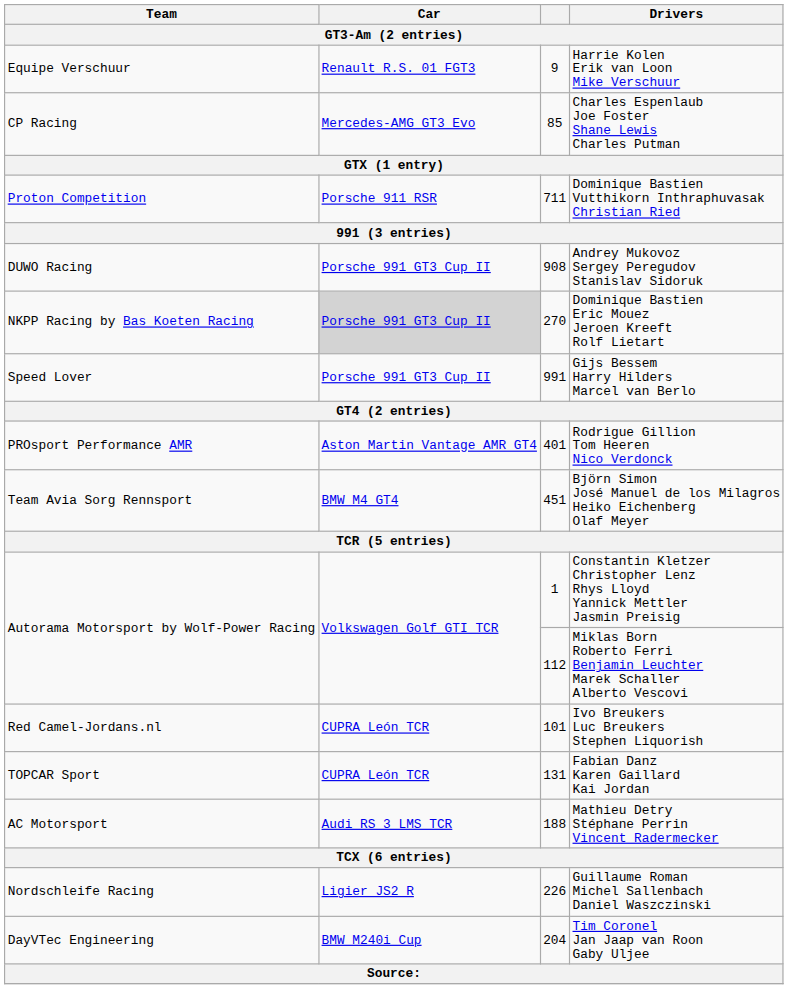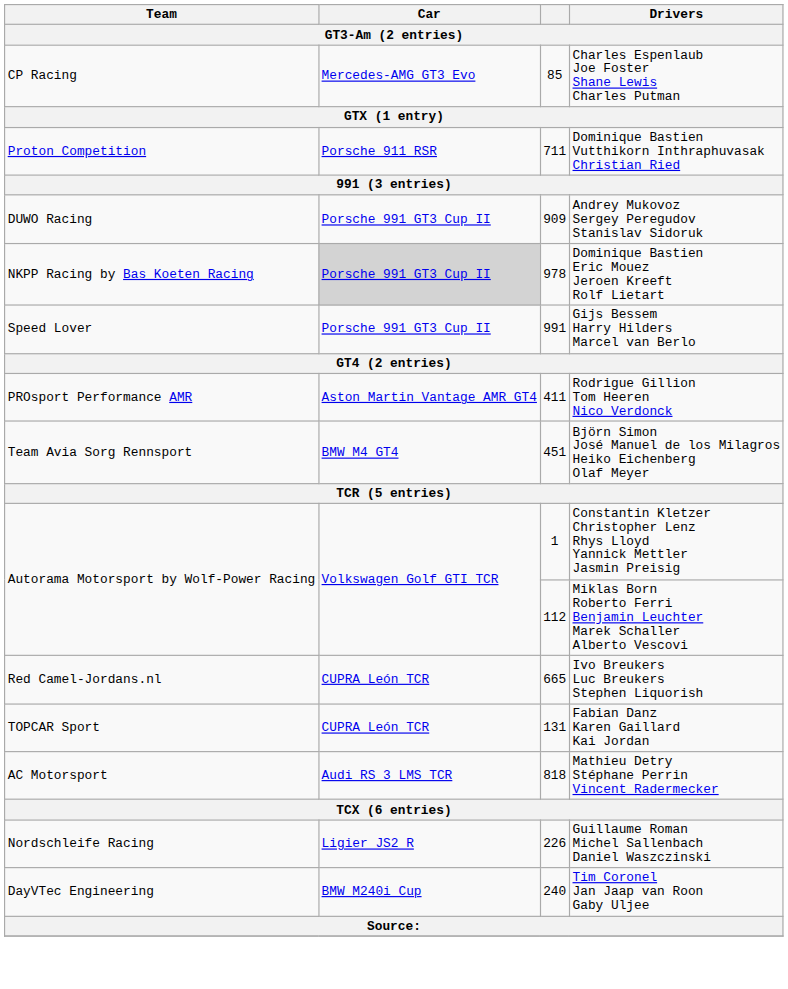- row: (626, 69)
(555, 267) 908 -> (555, 219) 909
(555, 322) 270 -> (555, 274) 978
(555, 446) 401 -> (555, 398) 411
(555, 728) 101 -> (555, 680) 665
(555, 824) 188 -> (555, 776) 818
(555, 940) 204 -> (555, 892) 240
